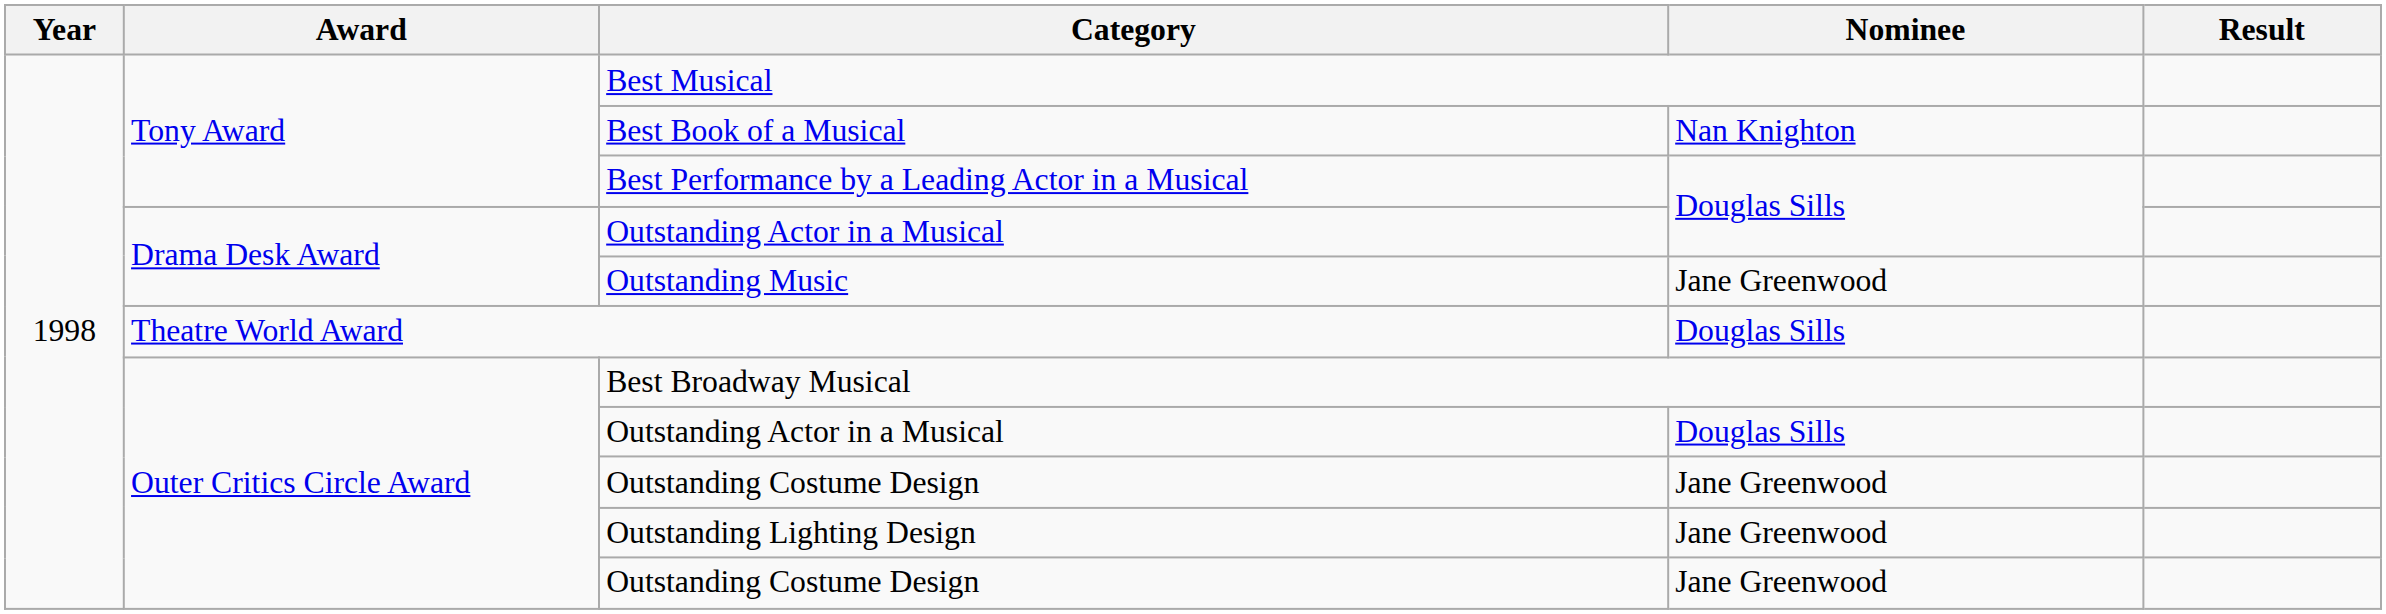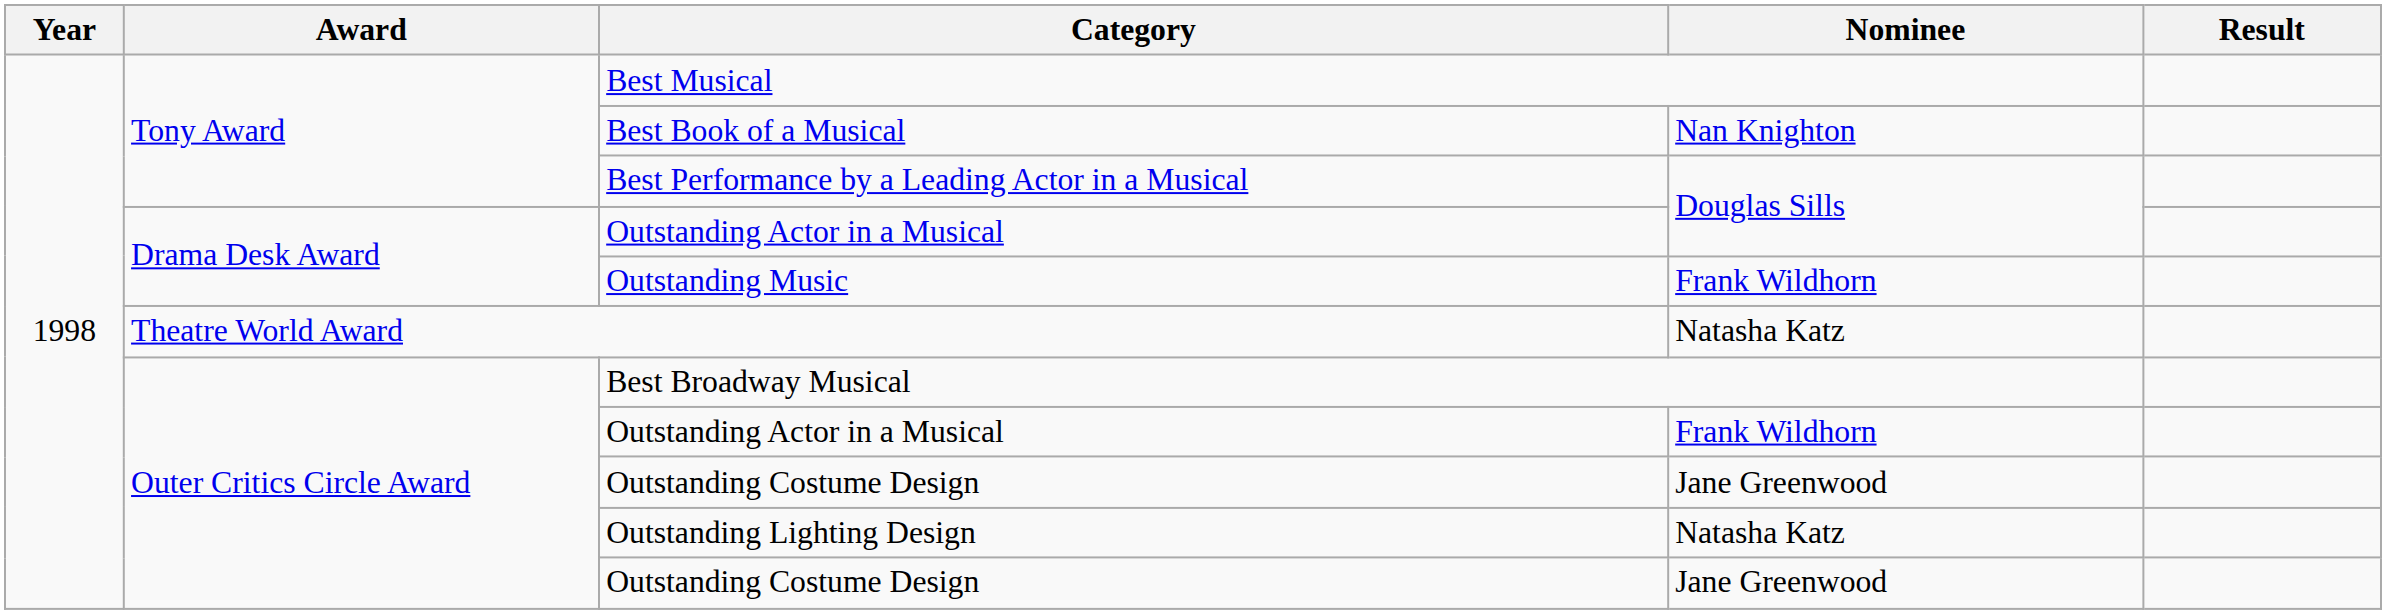(1781, 280) Jane Greenwood -> (1776, 280) Frank Wildhorn
(1760, 331) Douglas Sills -> (1760, 331) Natasha Katz
(1760, 431) Douglas Sills -> (1776, 431) Frank Wildhorn
(1781, 532) Jane Greenwood -> (1760, 532) Natasha Katz
